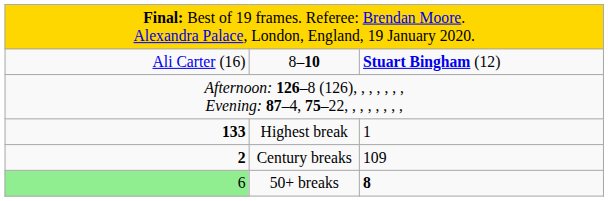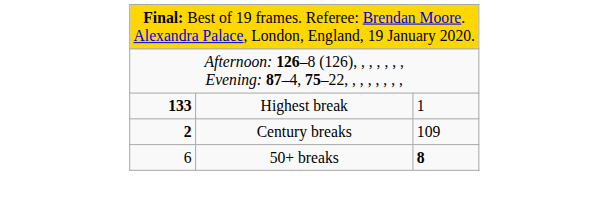- row: (304, 61)
(242, 183) lightgreen background -> (188, 157) no background
